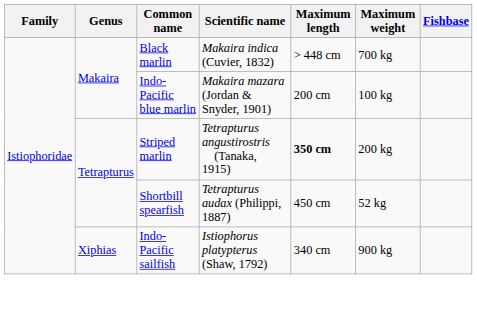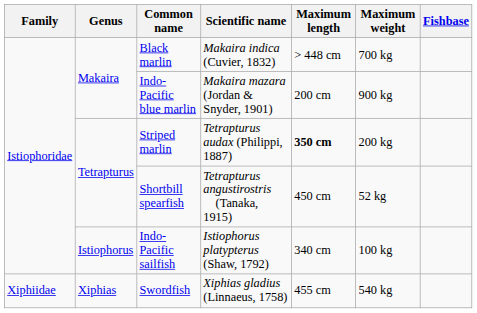(375, 94) 100 kg -> (375, 94) 900 kg
(242, 149) Tetrapturus angustirostris (Tanaka, 1915) -> (243, 142) Tetrapturus audax (Philippi, 1887)
(242, 203) Tetrapturus audax (Philippi, 1887) -> (243, 196) Tetrapturus angustirostris (Tanaka, 1915)
(97, 250) Xiphias -> (106, 250) Istiophorus
(375, 250) 900 kg -> (375, 250) 100 kg
+ row: (165, 290)
